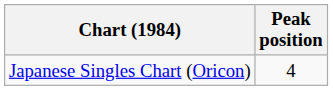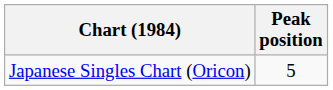(291, 70) 4 -> (291, 70) 5
